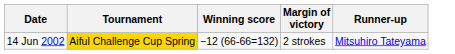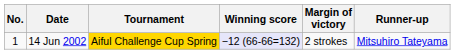+ column: (15, 19)
(239, 41) no background -> (261, 41) lavender background
